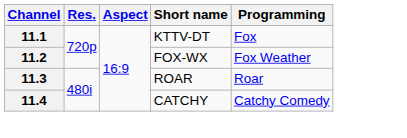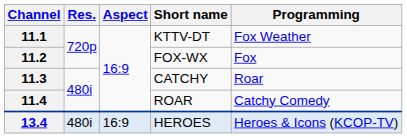(245, 36) Fox -> (272, 36) Fox Weather
(272, 57) Fox Weather -> (245, 57) Fox
(173, 79) ROAR -> (181, 79) CATCHY
(181, 100) CATCHY -> (173, 100) ROAR
+ row: (34, 122)
